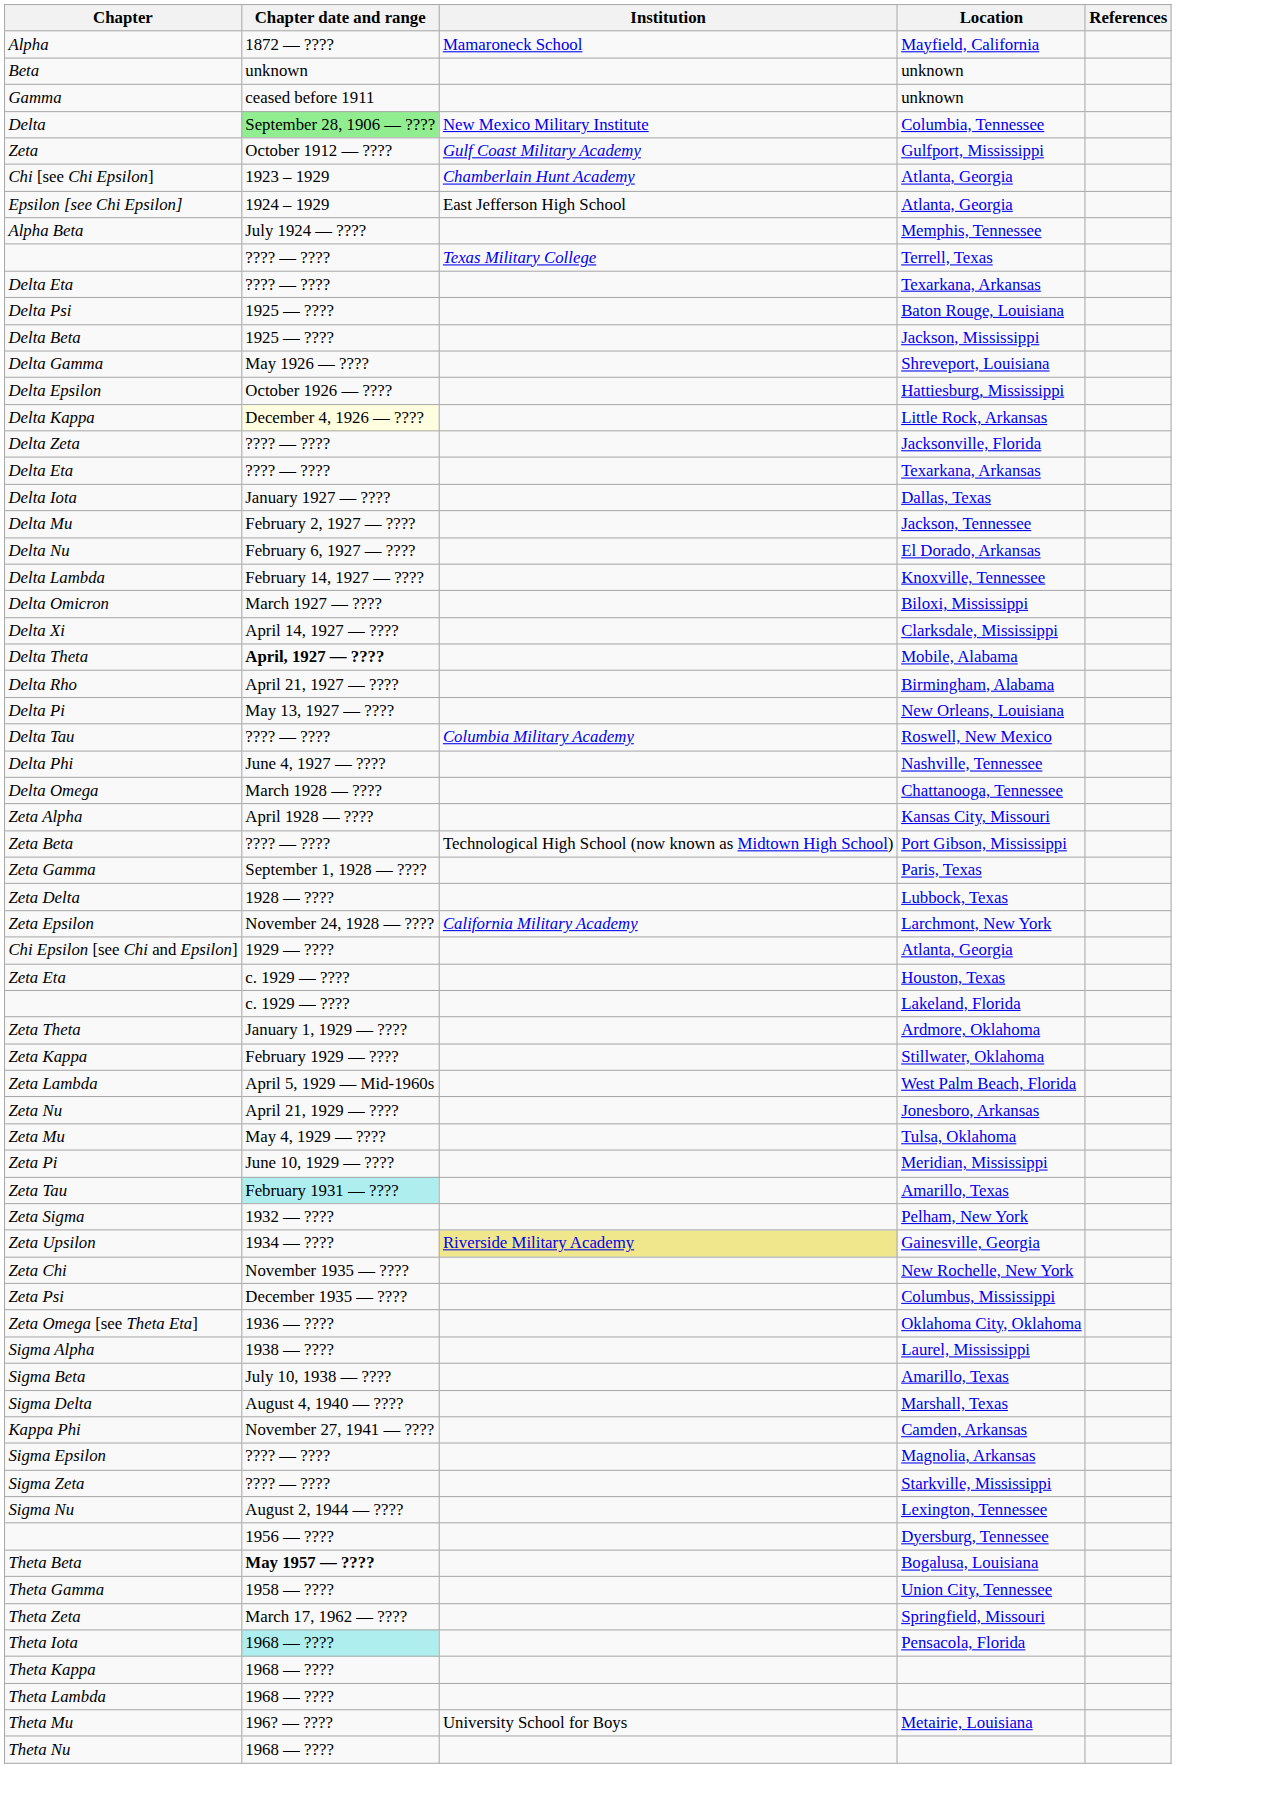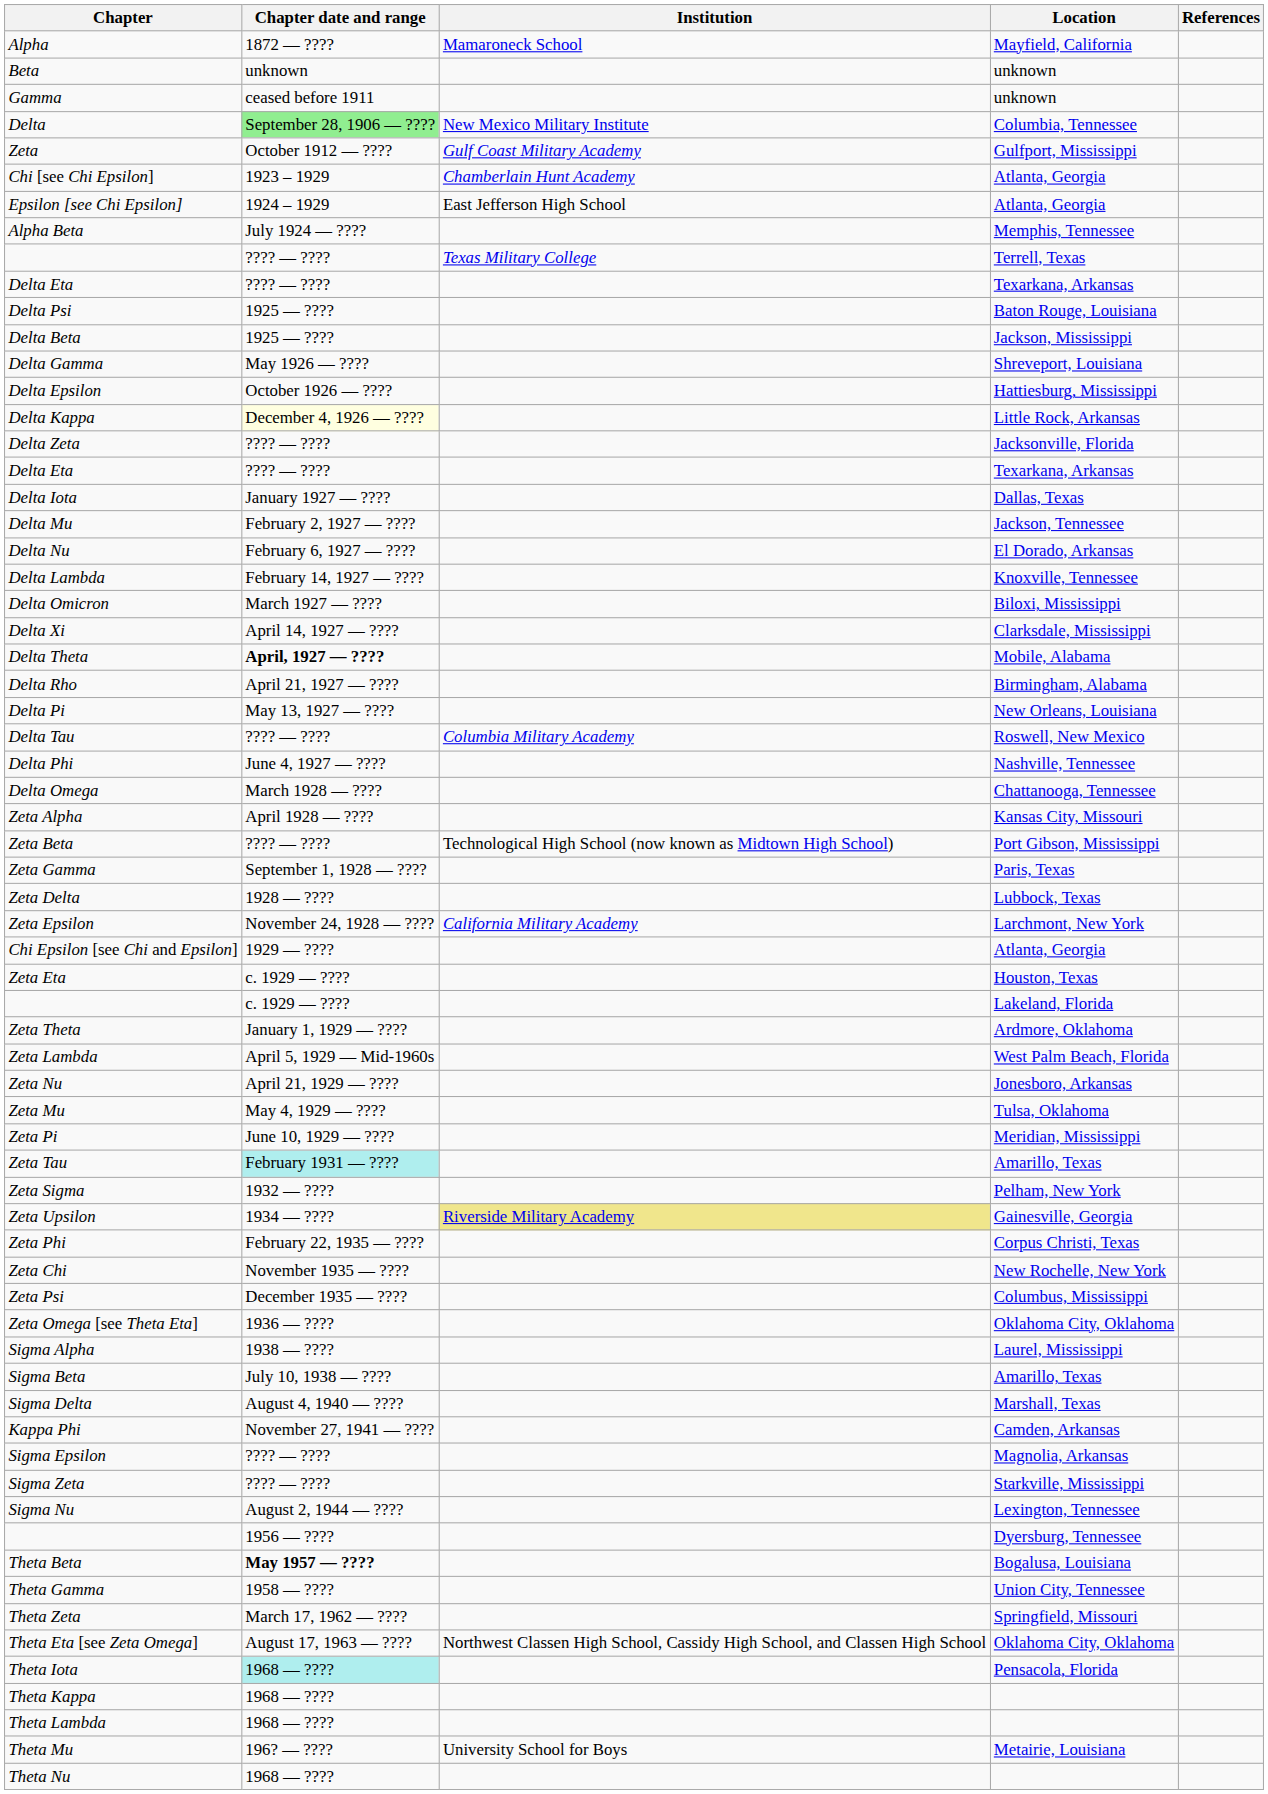- row: (48, 1056)
+ row: (37, 1243)
+ row: (103, 1643)
